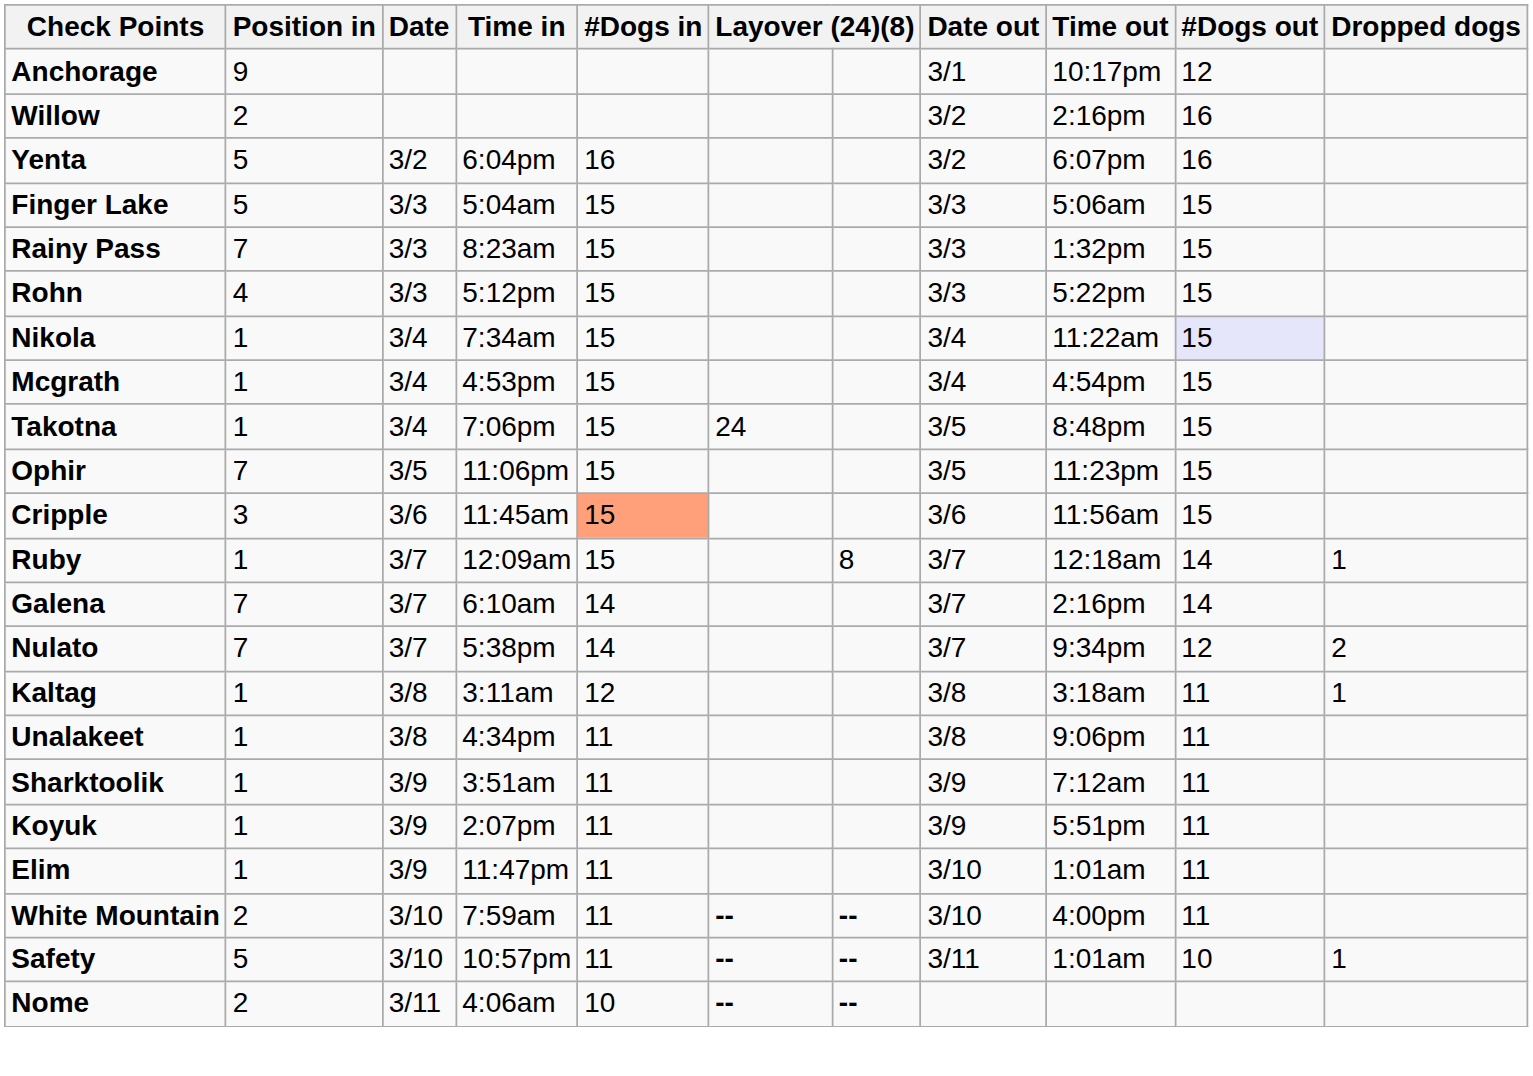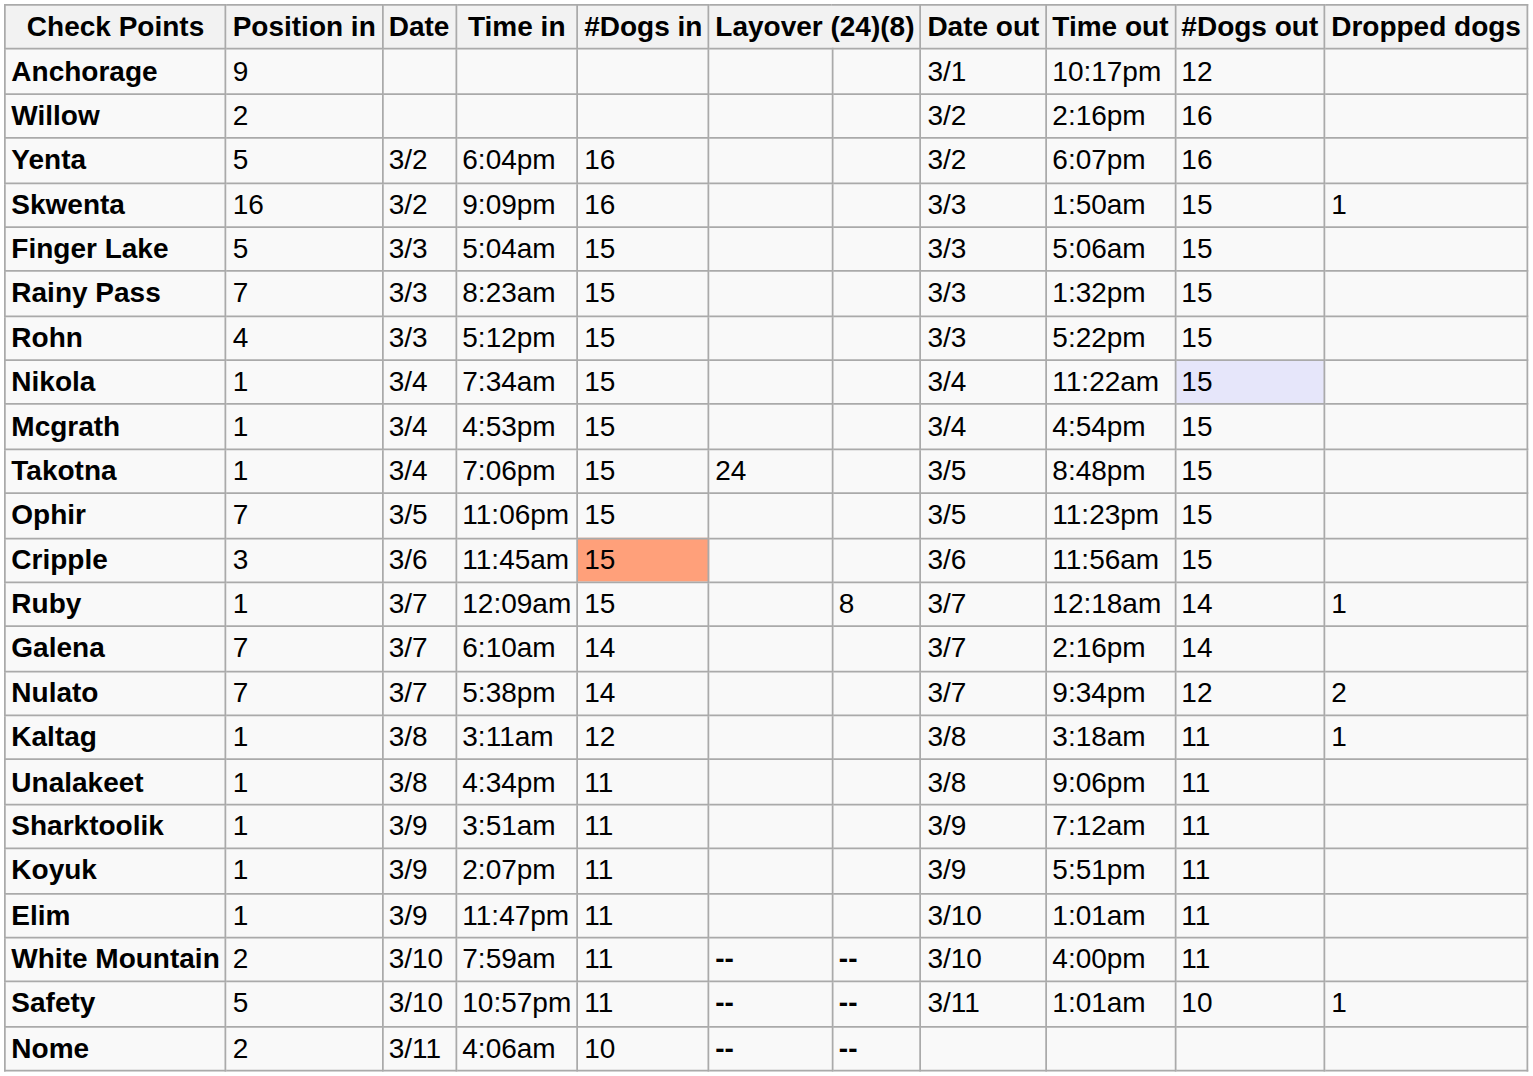+ row: (68, 204)
